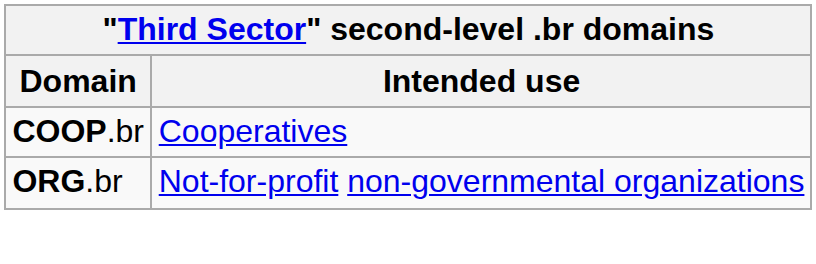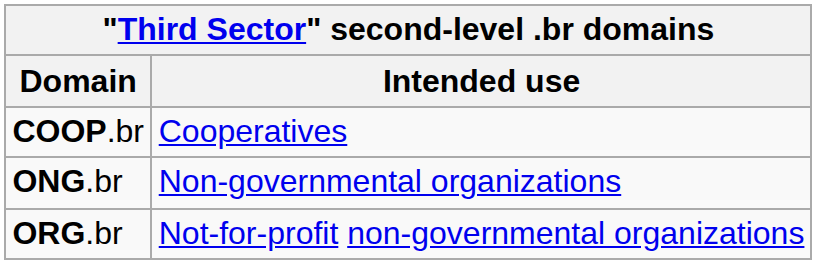+ row: (68, 182)
